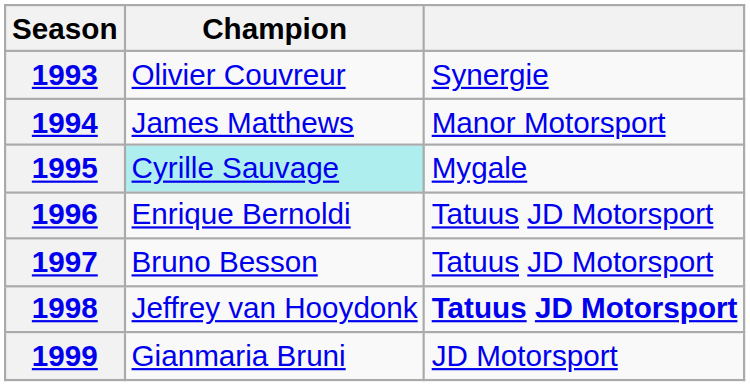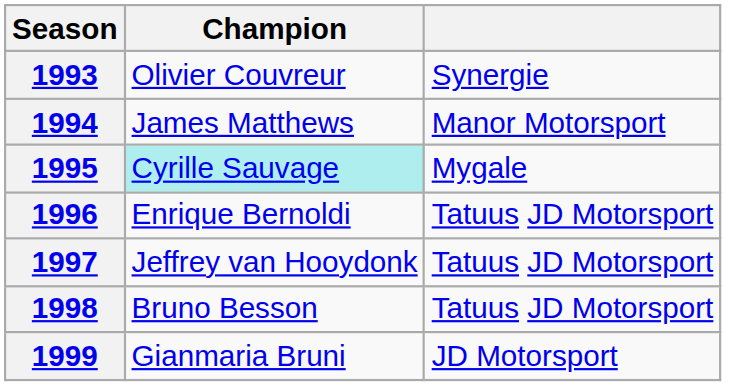(225, 262) Bruno Besson -> (275, 262) Jeffrey van Hooydonk
(275, 308) Jeffrey van Hooydonk -> (225, 308) Bruno Besson
(585, 308) bold -> (573, 308) normal
